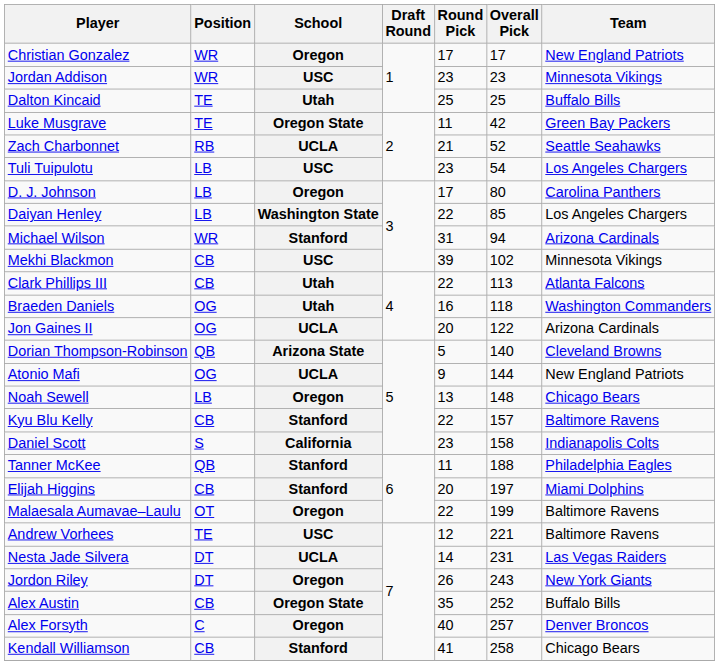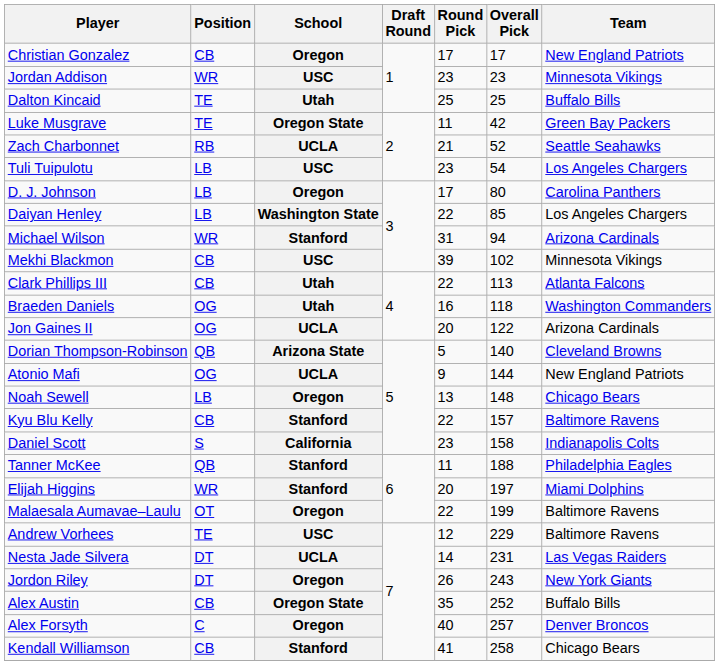(206, 54) WR -> (204, 54) CB
(204, 488) CB -> (206, 488) WR
(502, 534) 221 -> (502, 534) 229
